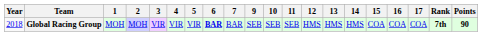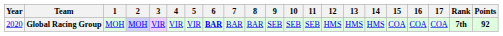+ column: (255, 10)
(14, 24) 2018 -> (14, 24) 2020
(465, 24) 90 -> (485, 24) 92
